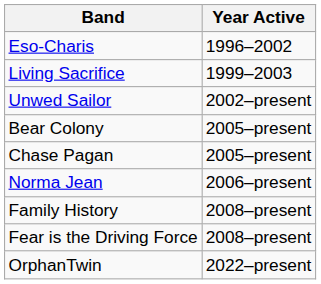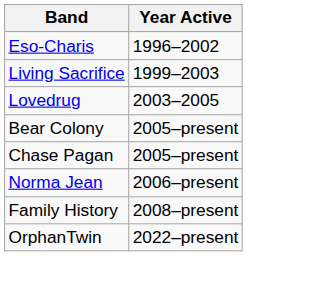- row: (60, 100)
+ row: (45, 100)
- row: (103, 237)
